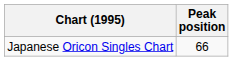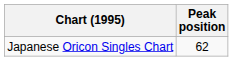(202, 46) 66 -> (202, 46) 62
